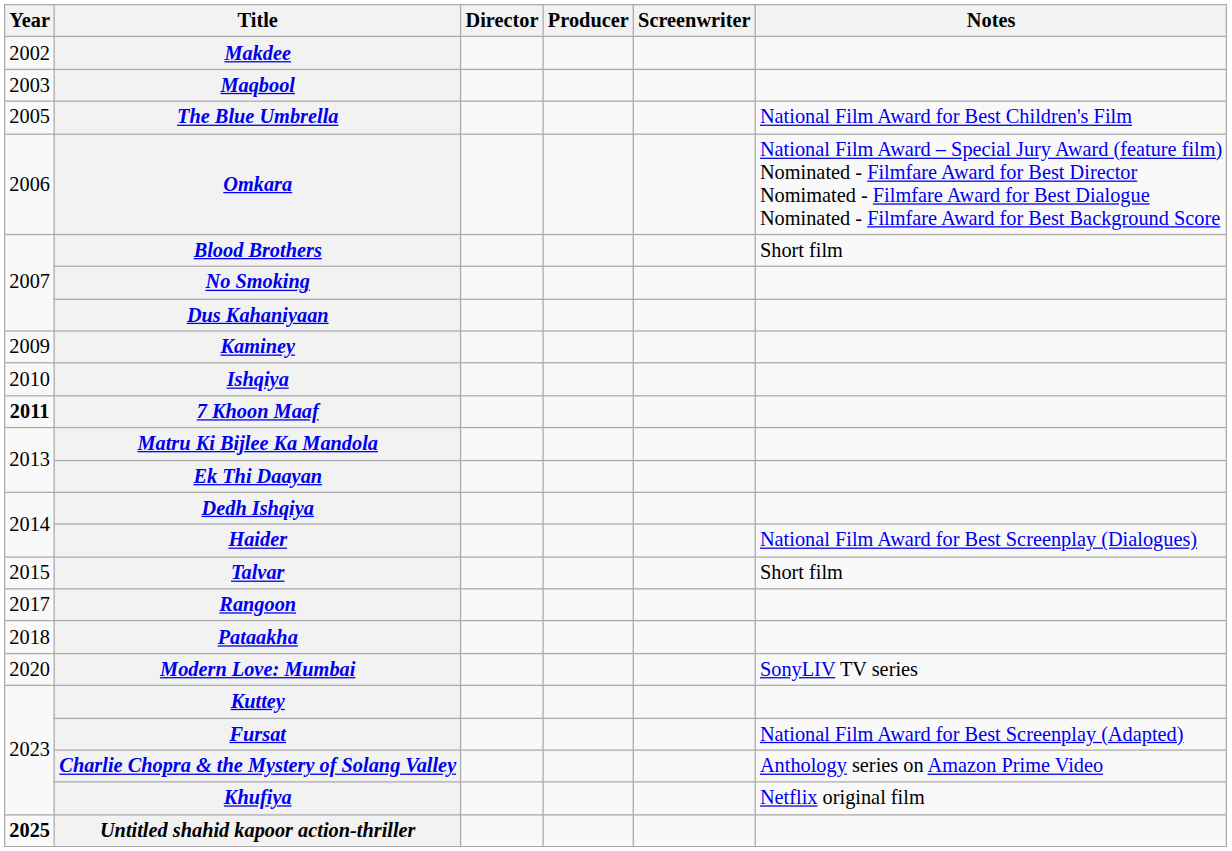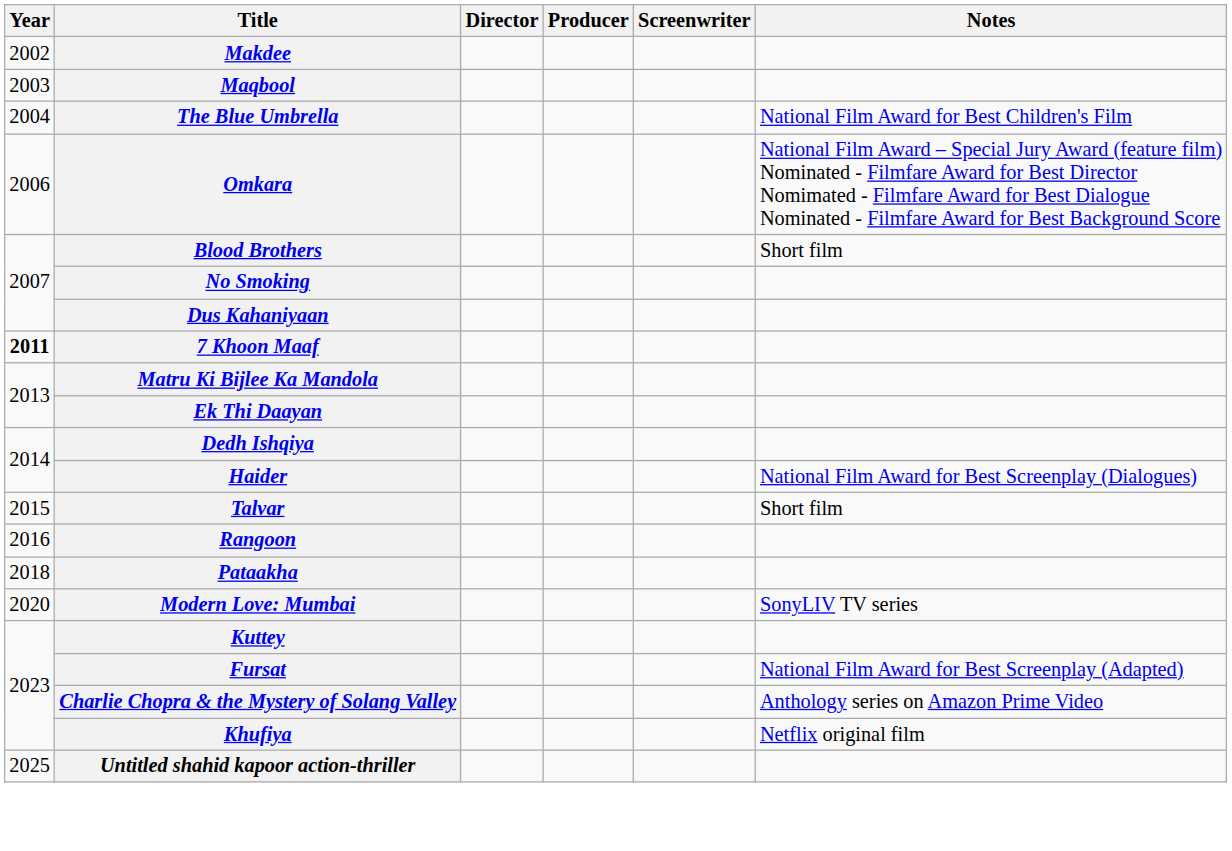(30, 117) 2005 -> (30, 117) 2004
- row: (258, 347)
- row: (258, 379)
(30, 604) 2017 -> (30, 540) 2016
(30, 830) bold -> (30, 765) normal
